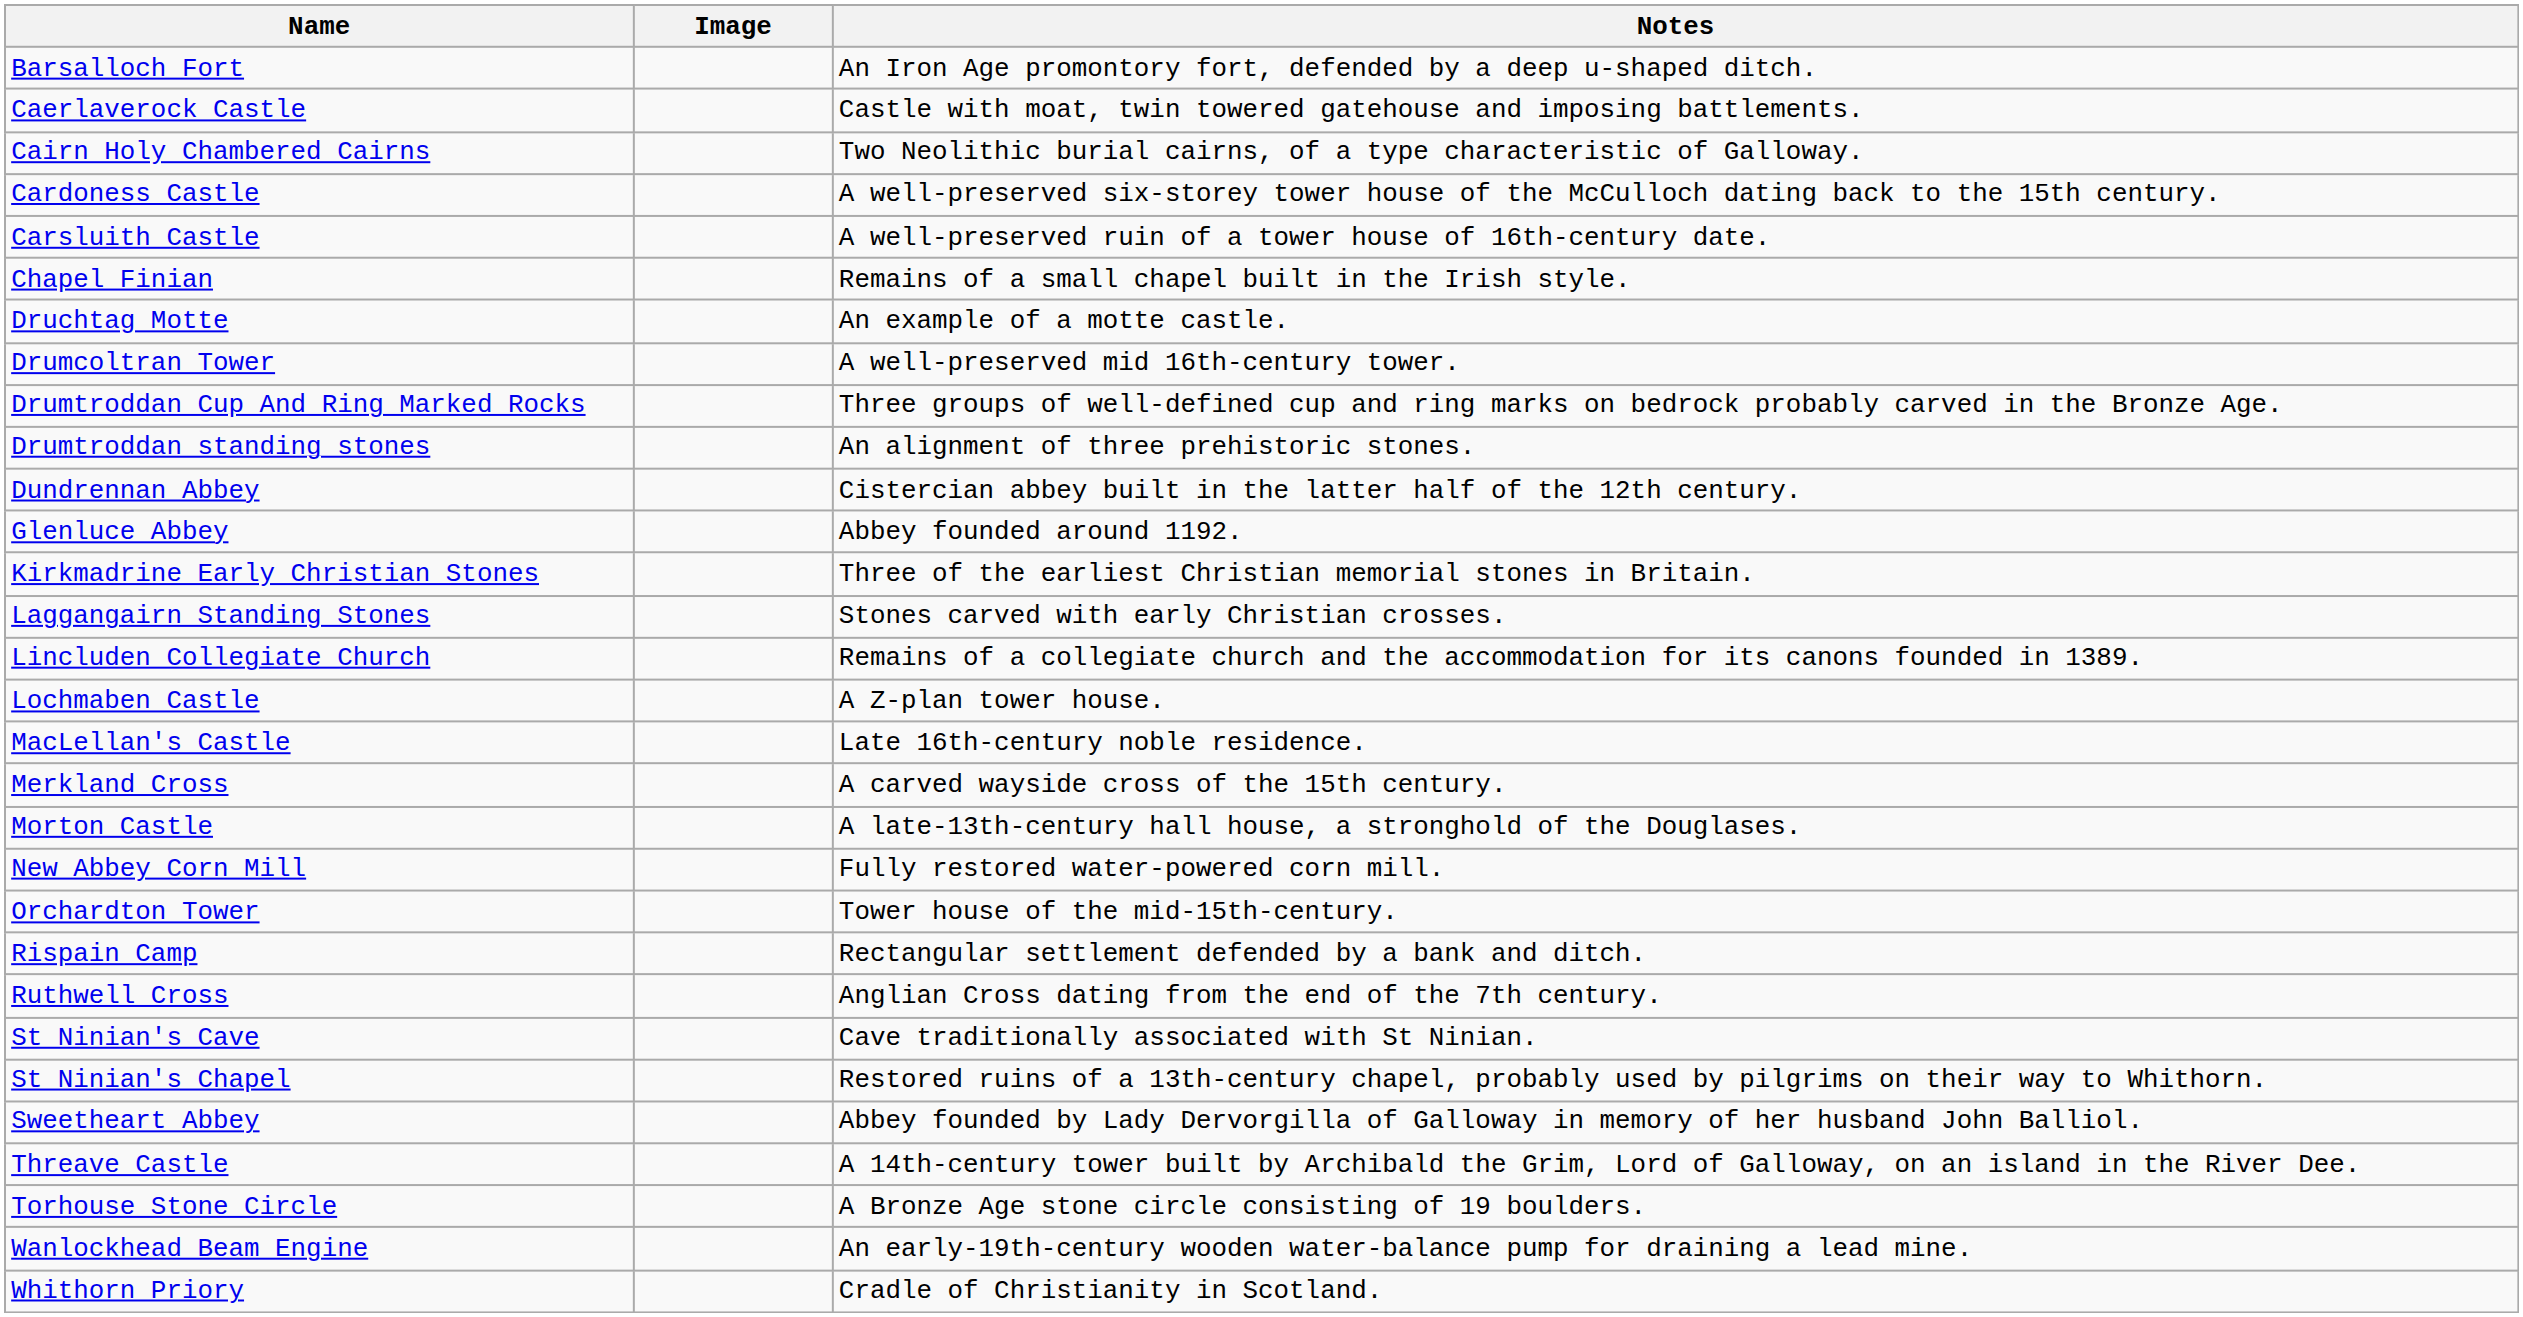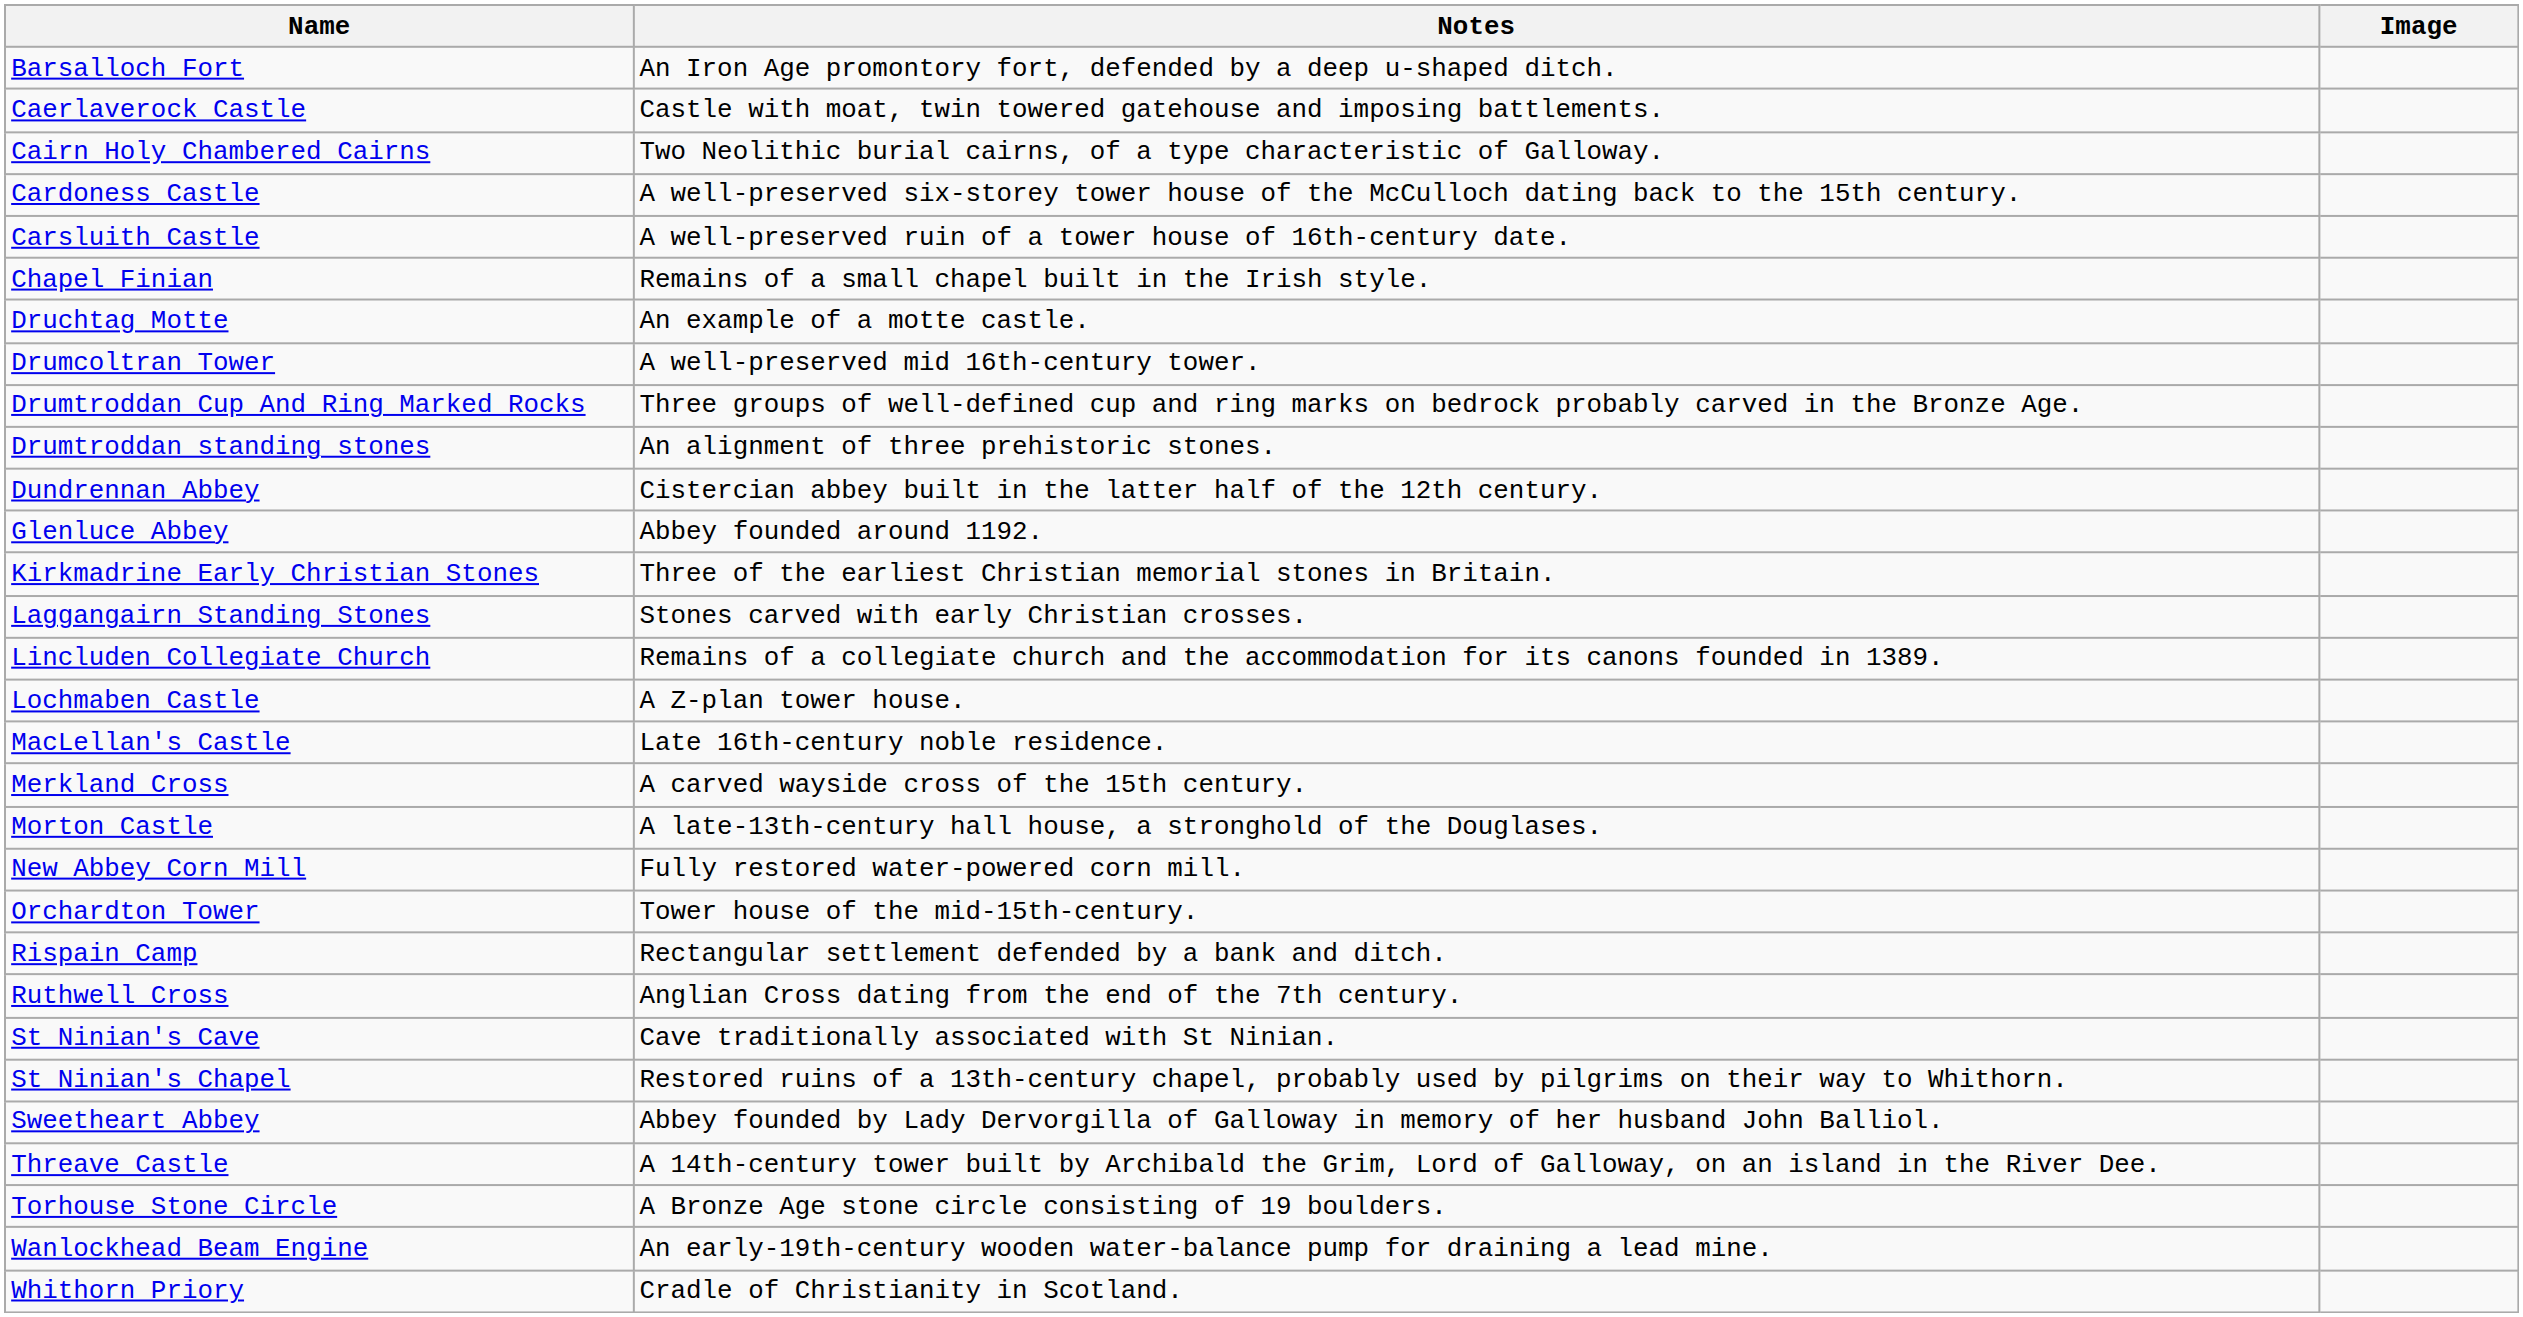columns swapped: (733, 26) <-> (1676, 26)
